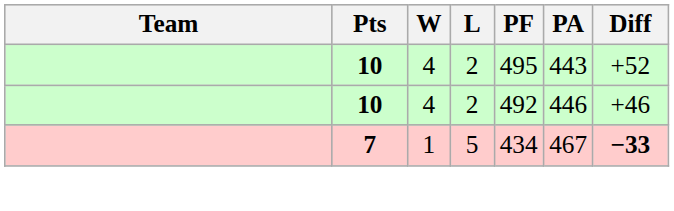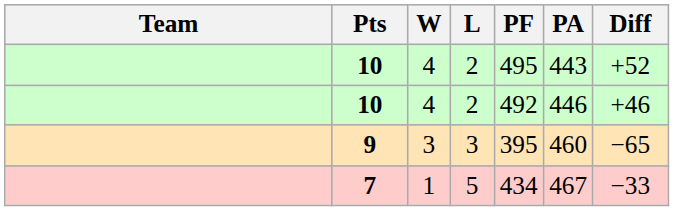+ row: (370, 144)
(630, 144) bold -> (630, 184) normal
